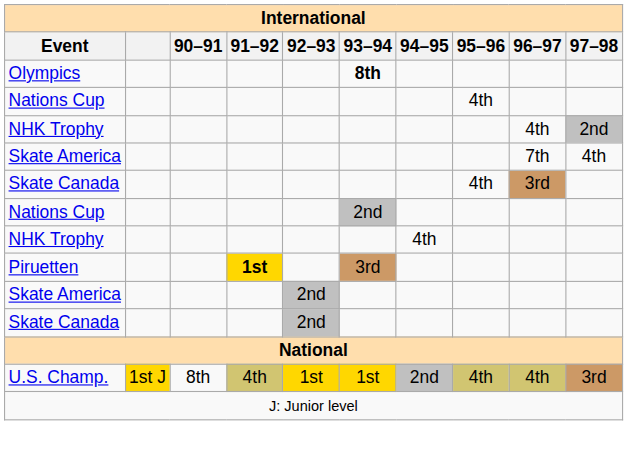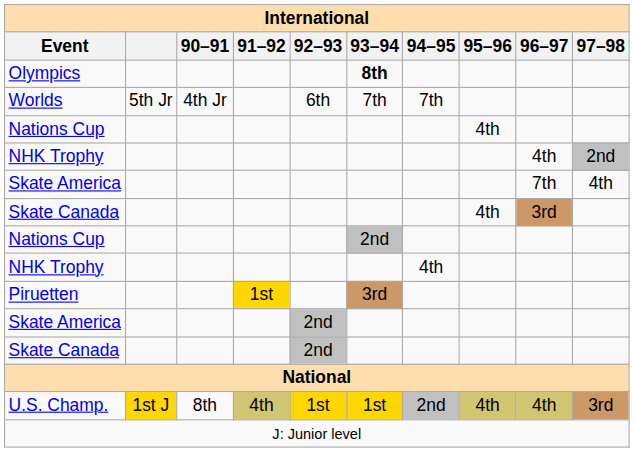+ row: (36, 101)
(255, 267) bold -> (261, 294) normal
